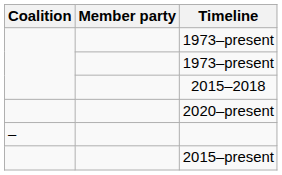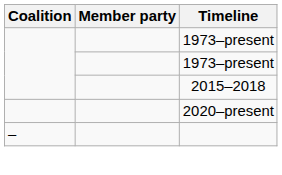- row: (40, 158)
